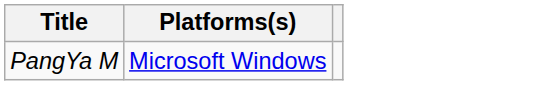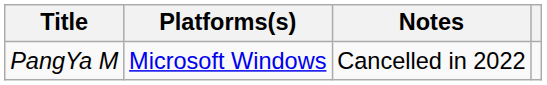+ column: (431, 23)
